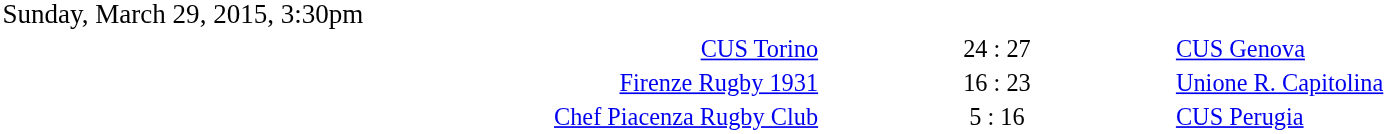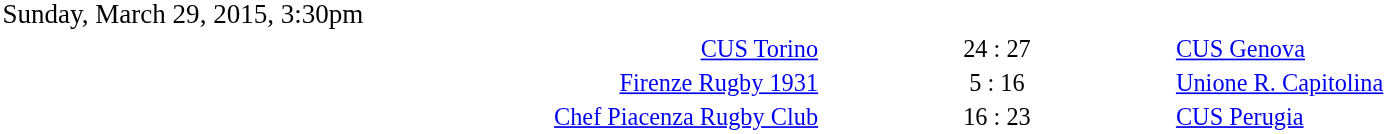(997, 82) 16 : 23 -> (997, 82) 5 : 16
(997, 116) 5 : 16 -> (997, 116) 16 : 23
